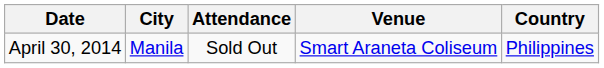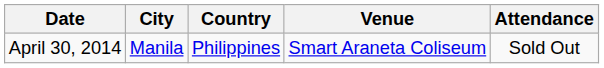columns swapped: (550, 18) <-> (242, 18)
